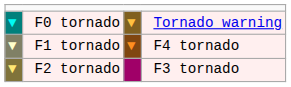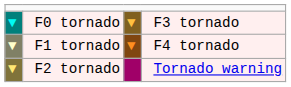(213, 23) Tornado warning -> (192, 23) F3 tornado
(192, 70) F3 tornado -> (213, 70) Tornado warning
